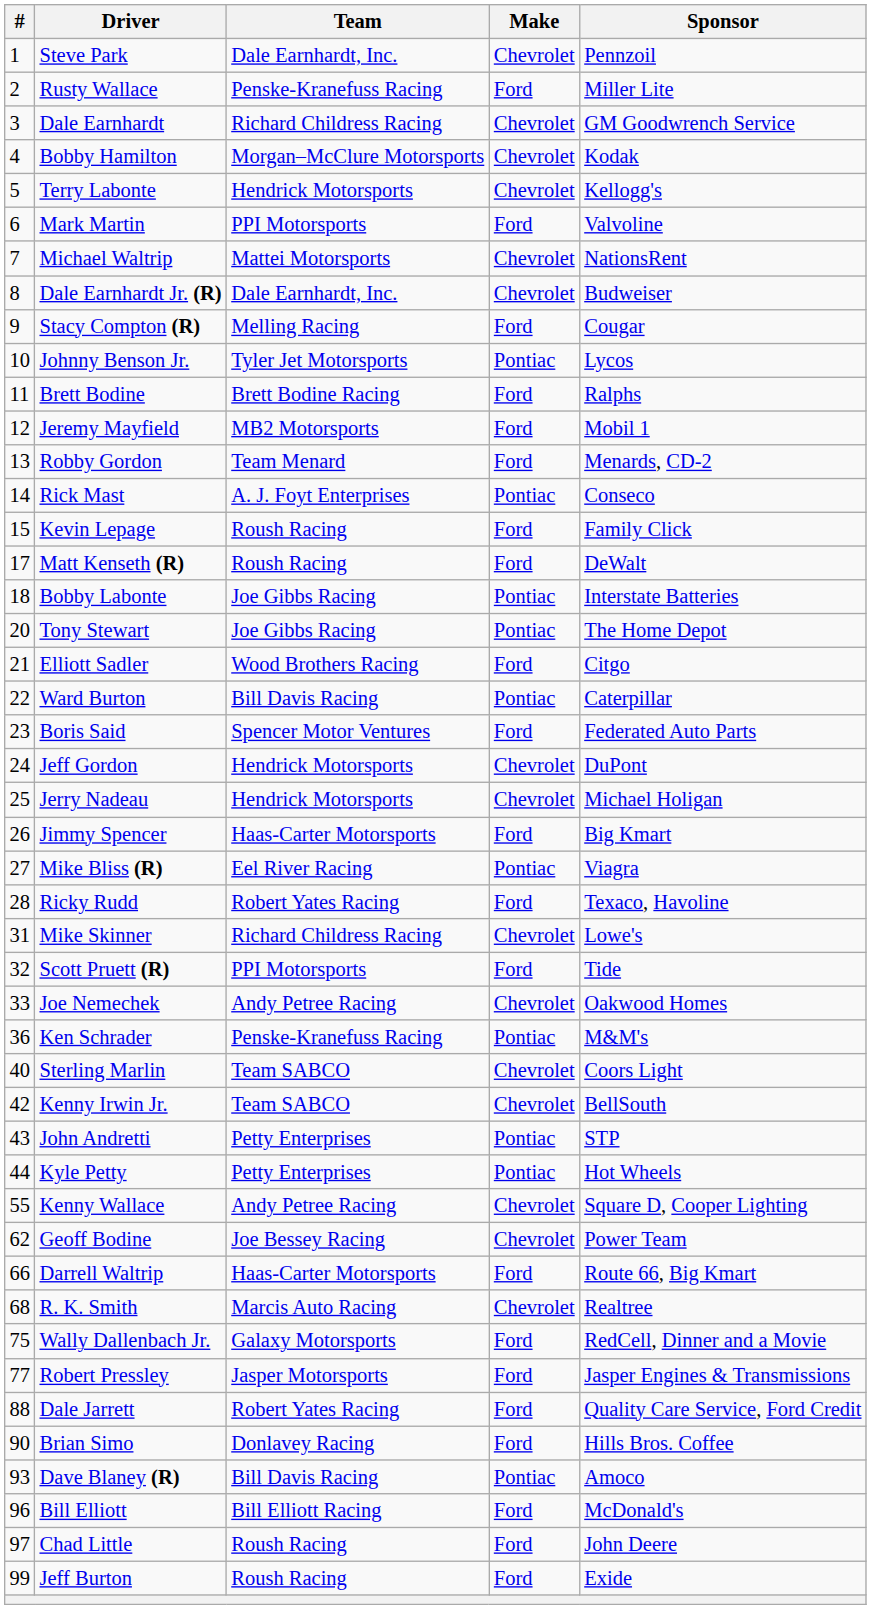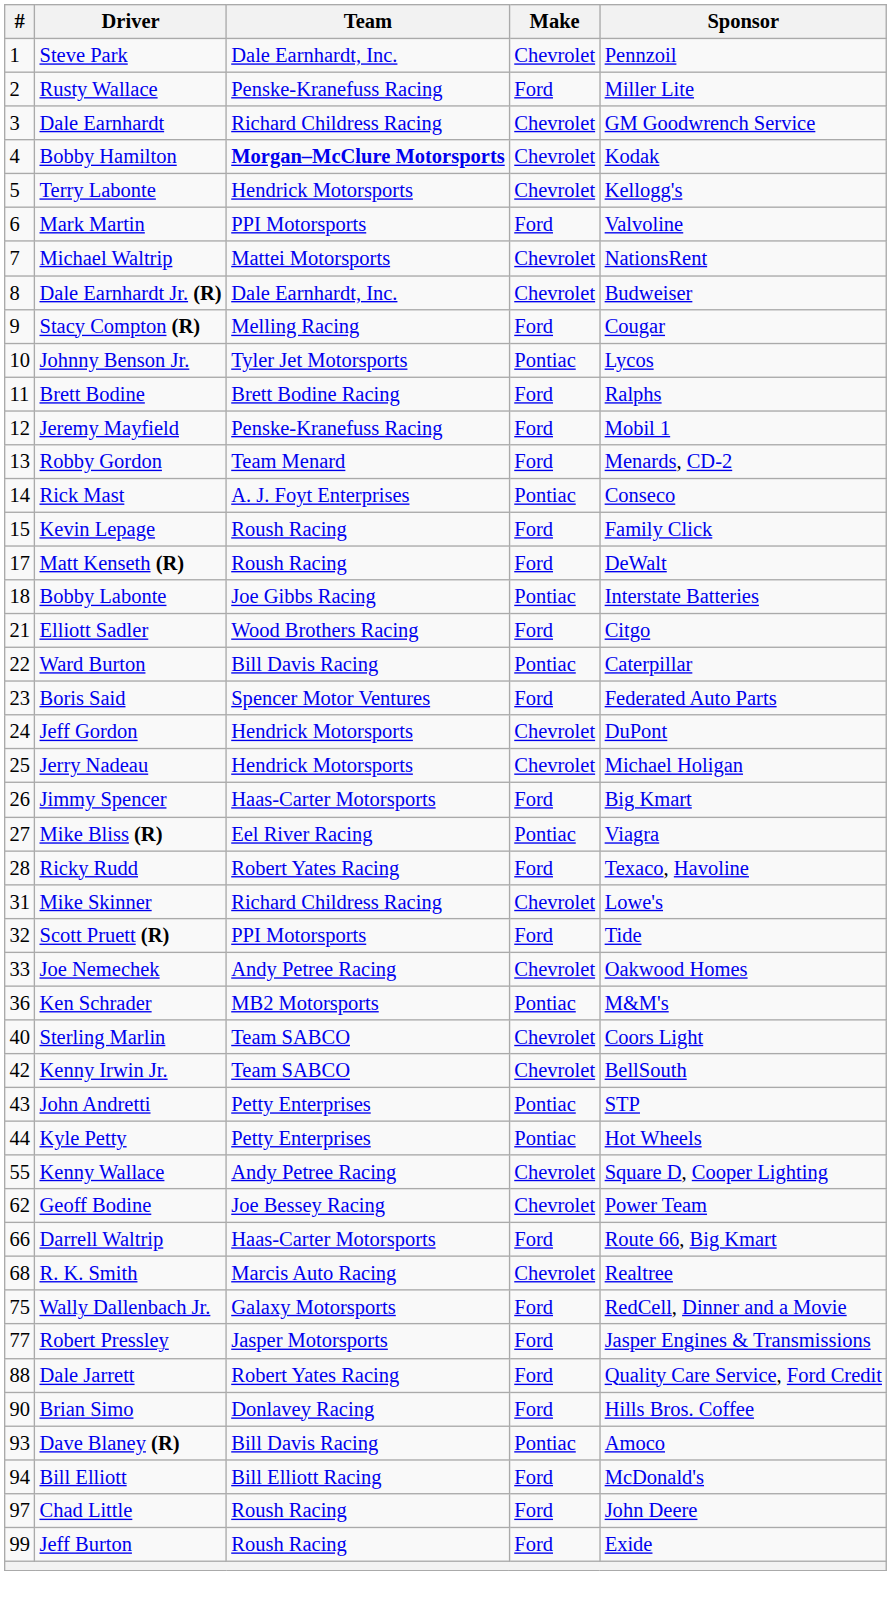(358, 156) normal -> (368, 156) bold
(305, 427) MB2 Motorsports -> (337, 427) Penske-Kranefuss Racing
- row: (94, 630)
(337, 1036) Penske-Kranefuss Racing -> (305, 1002) MB2 Motorsports
(20, 1510) 96 -> (20, 1476) 94
